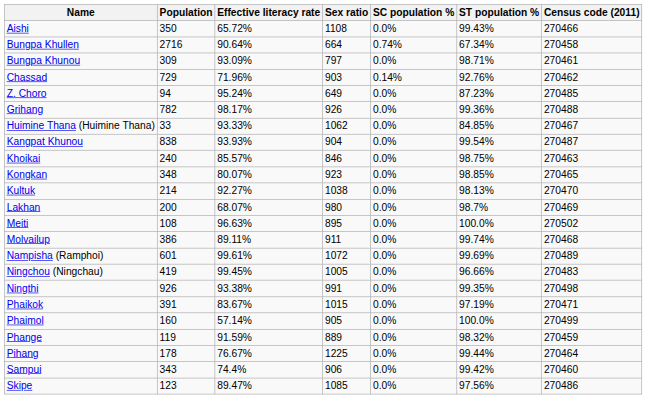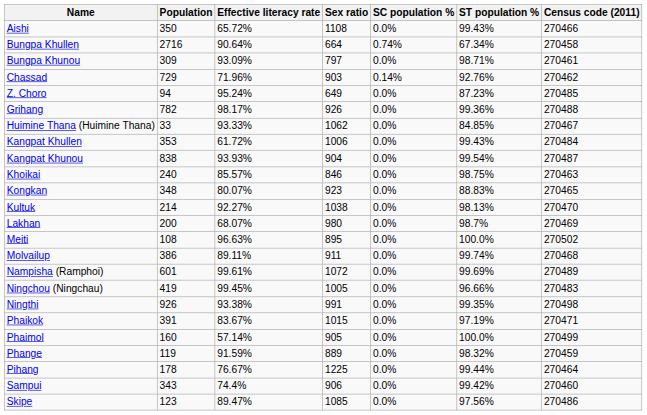+ row: (44, 142)
(476, 175) 98.85% -> (476, 191) 88.83%
